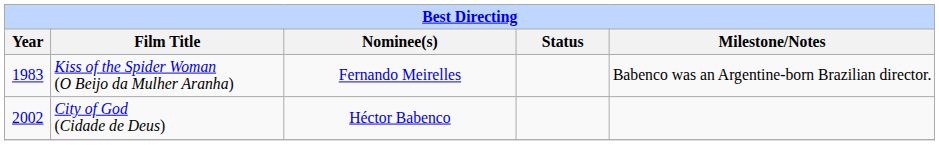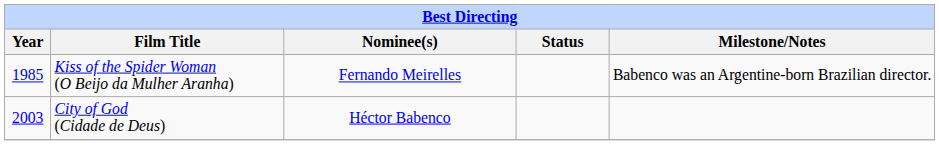(28, 75) 1983 -> (28, 75) 1985
(28, 117) 2002 -> (28, 117) 2003
